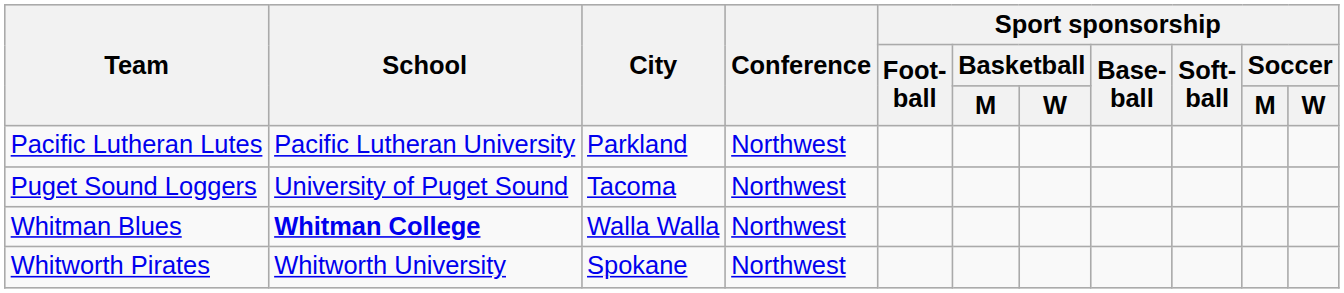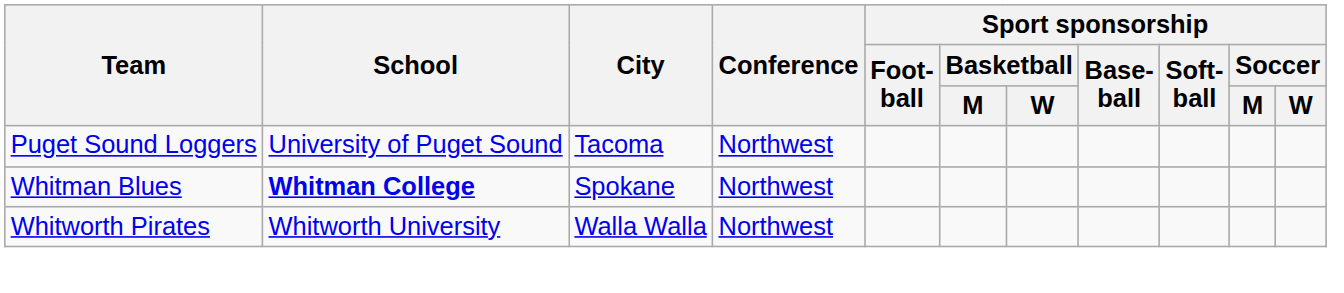- row: (137, 145)
(653, 226) Walla Walla -> (625, 186) Spokane
(637, 266) Spokane -> (641, 226) Walla Walla
